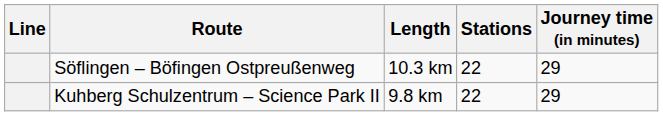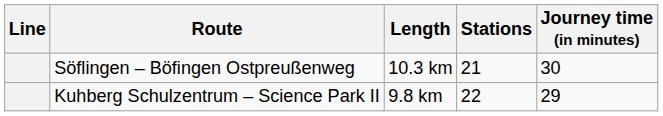(471, 67) 22 -> (471, 67) 21
(551, 67) 29 -> (551, 67) 30
